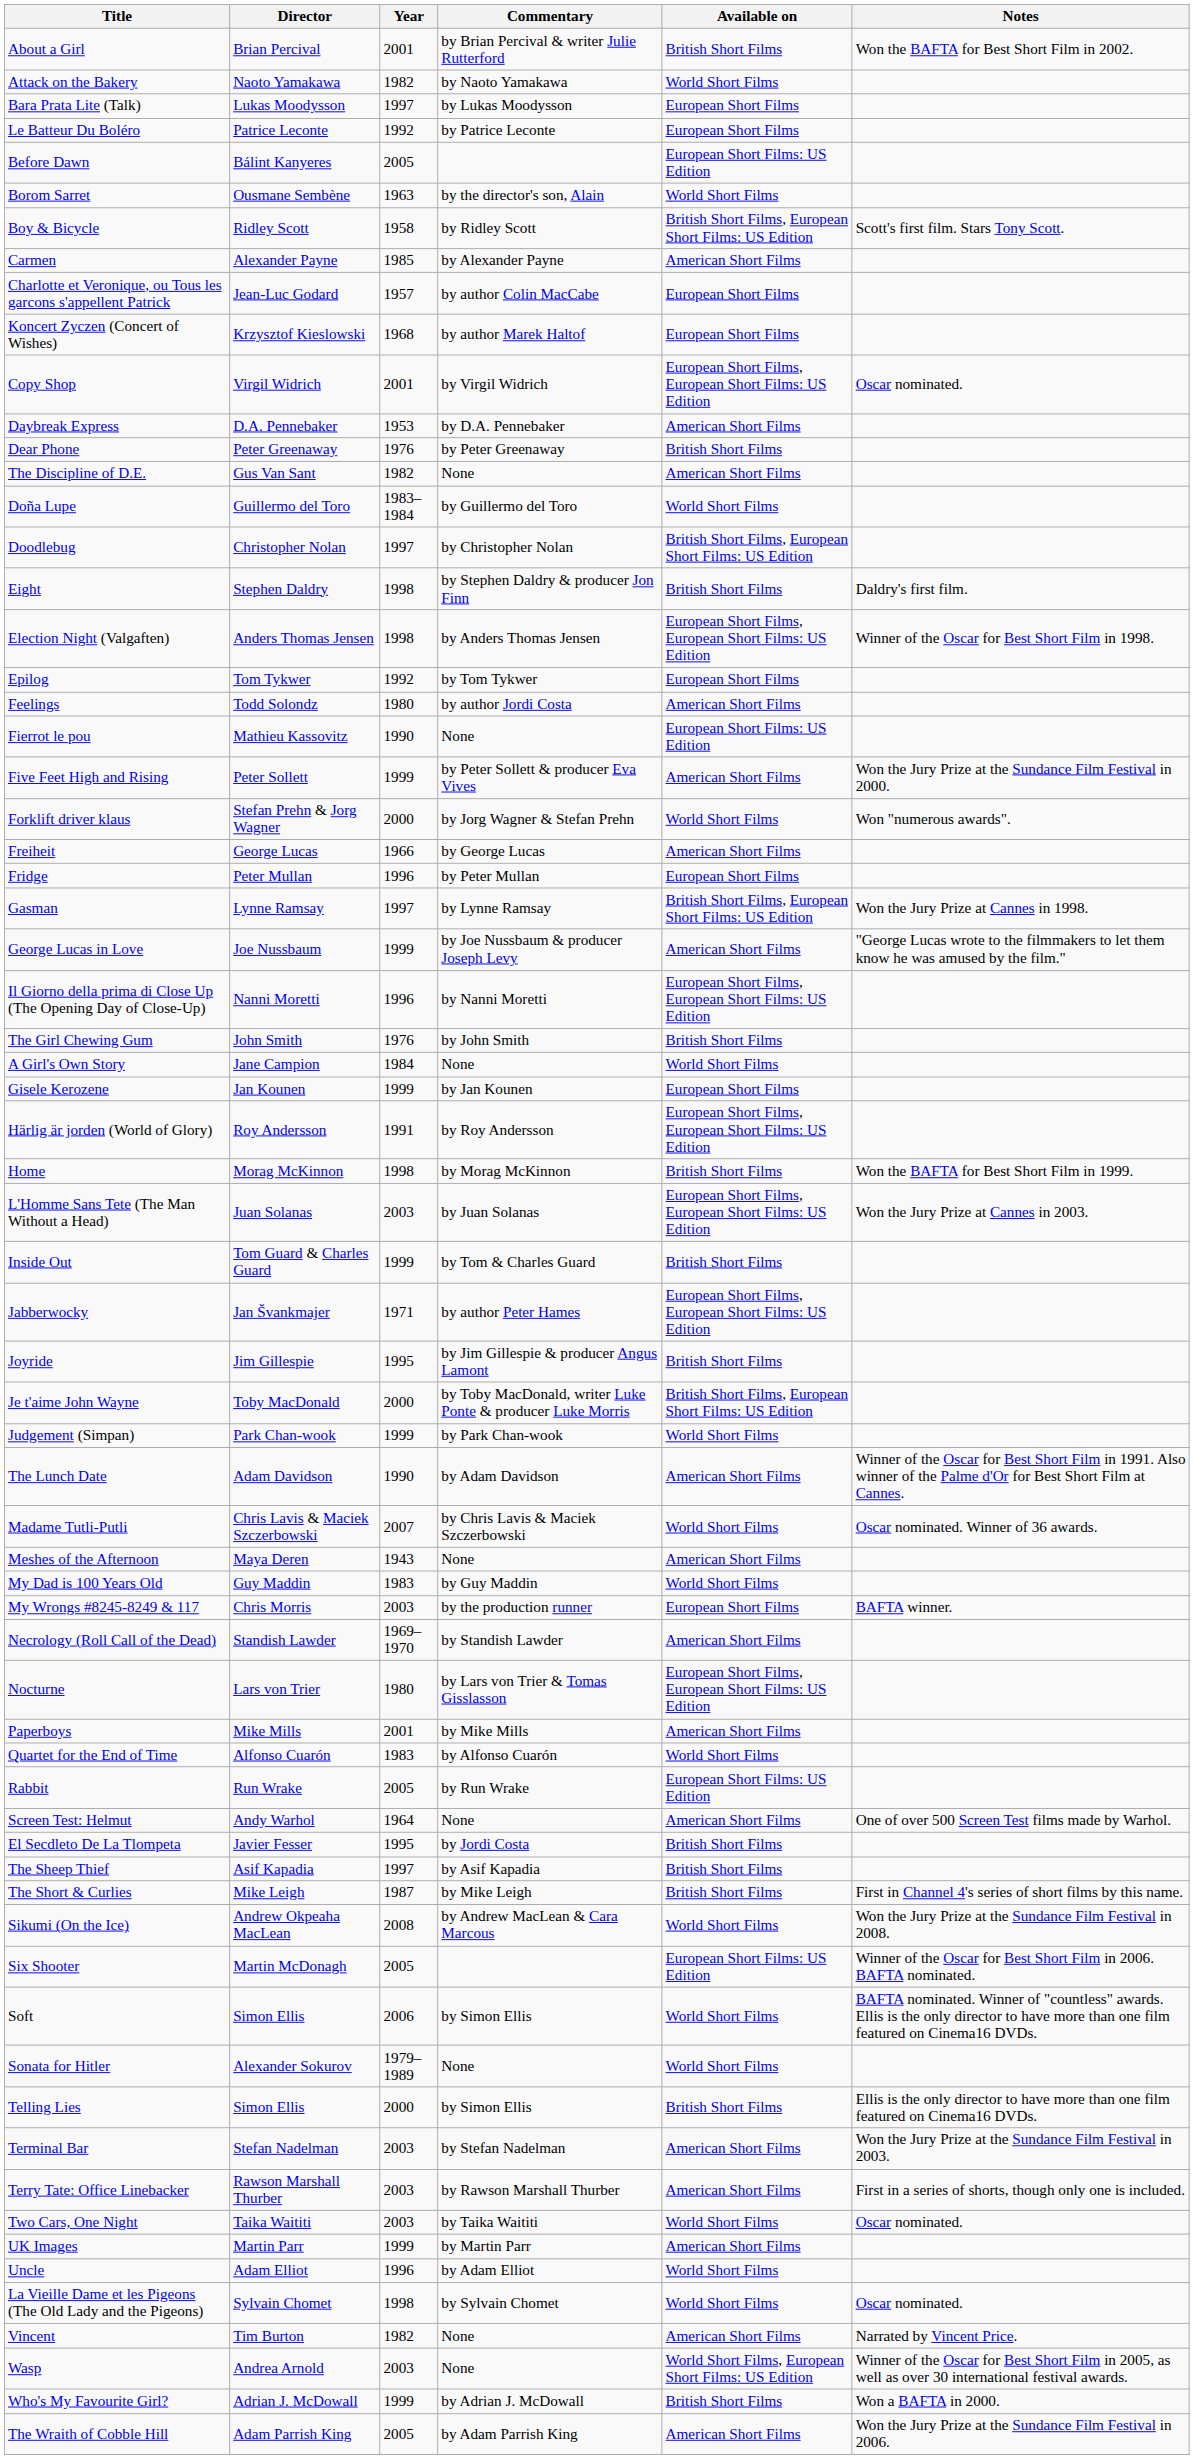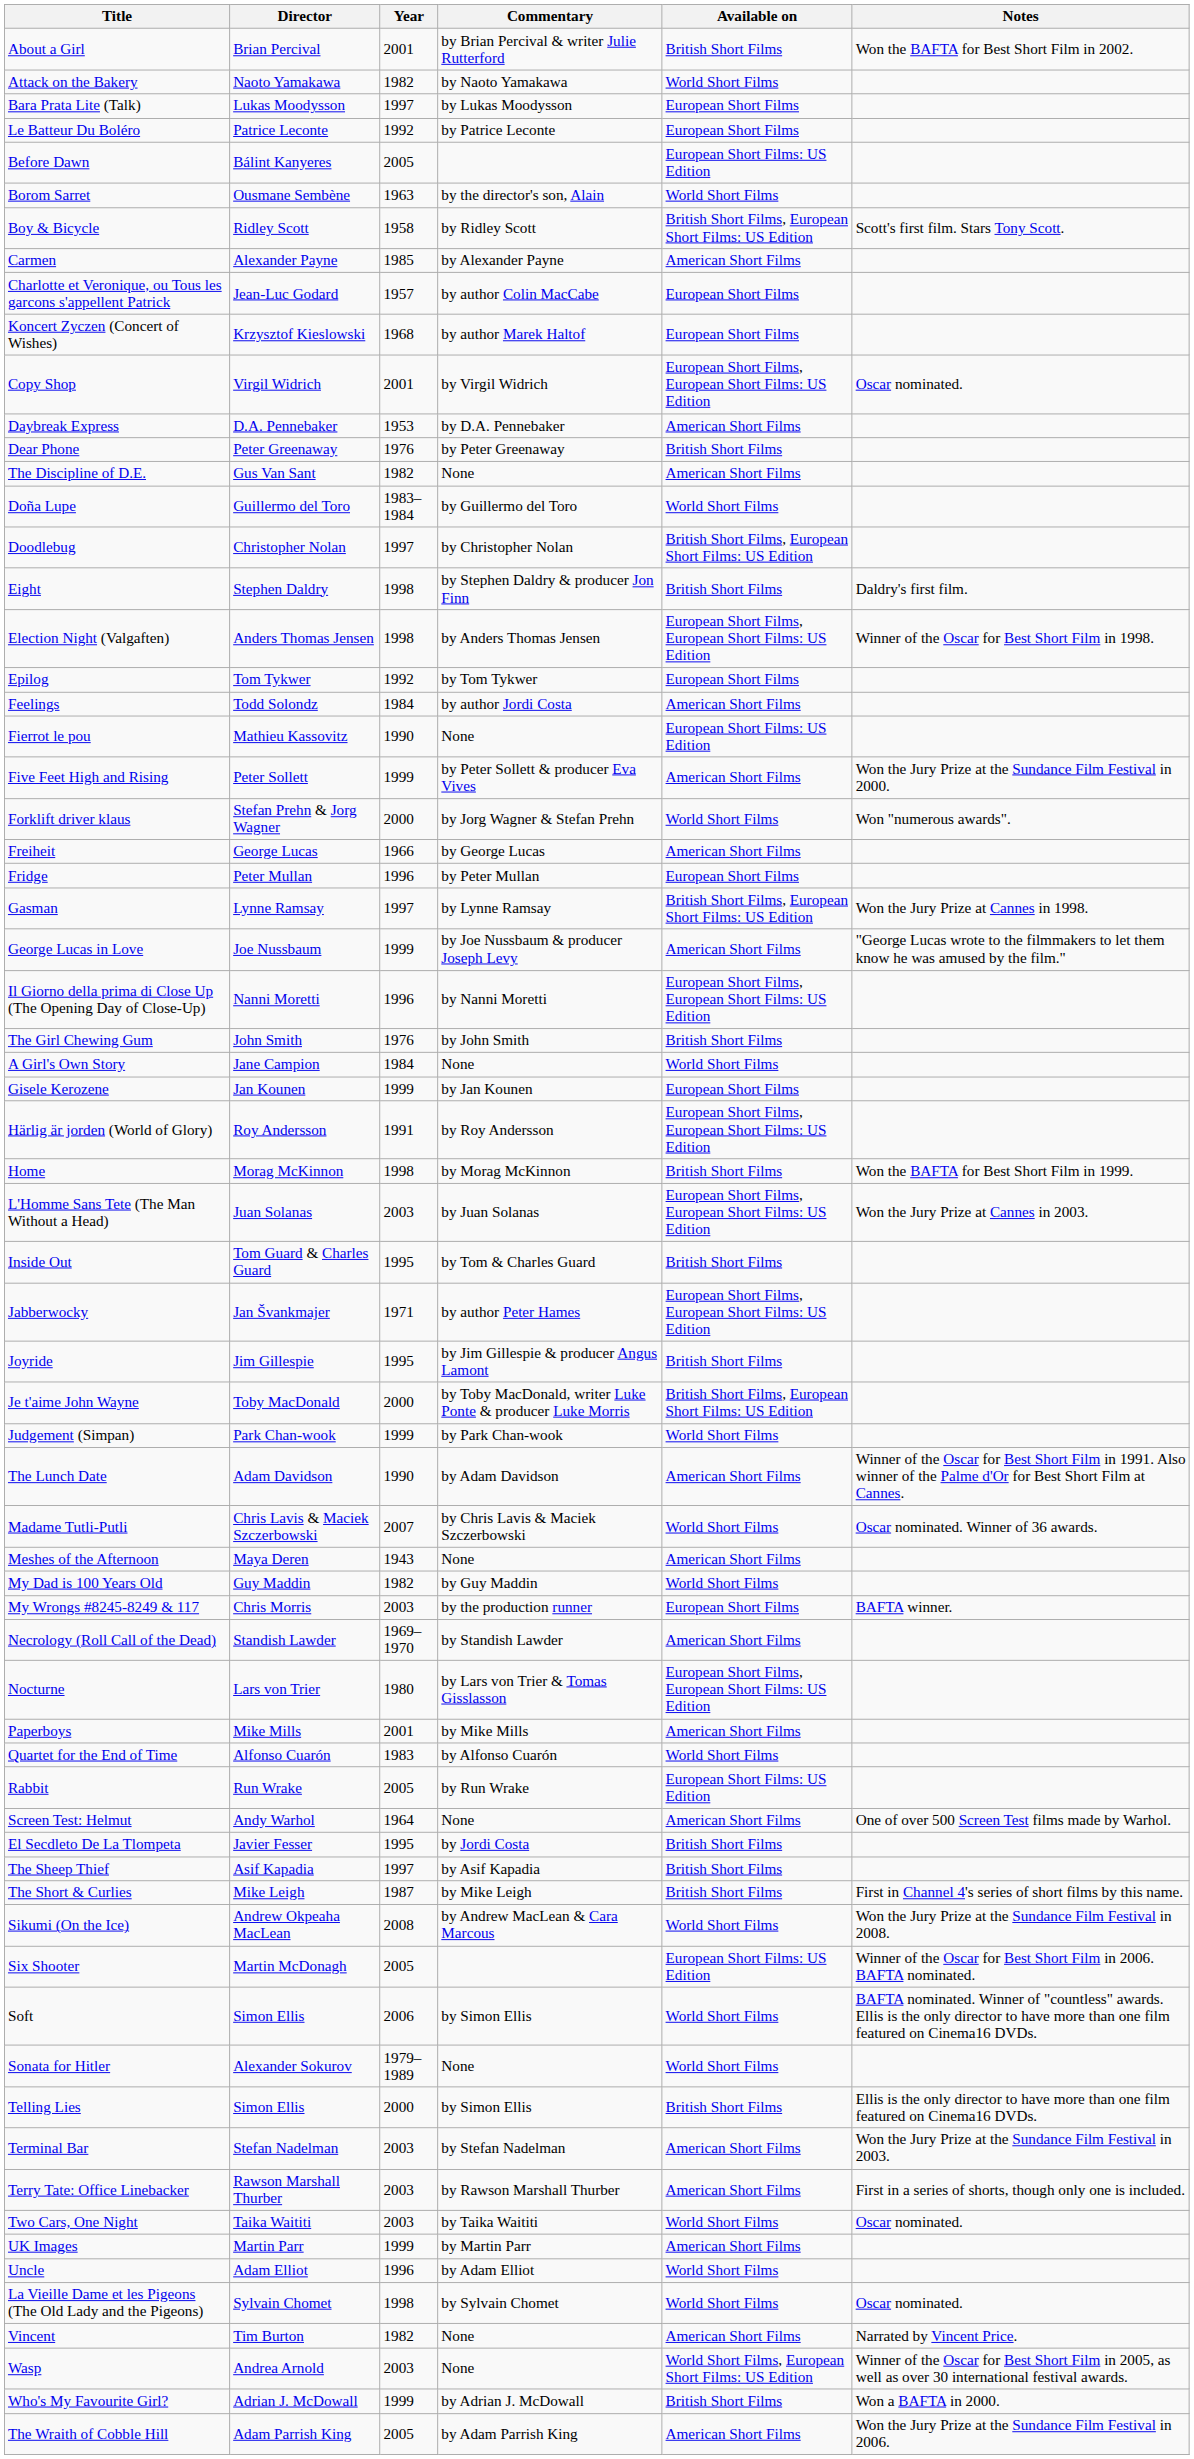(399, 703) 1980 -> (399, 703) 1984
(399, 1262) 1999 -> (399, 1262) 1995
(399, 1583) 1983 -> (399, 1583) 1982
